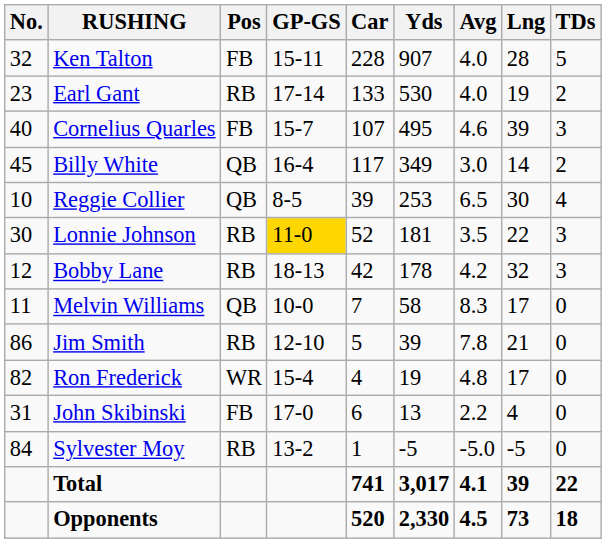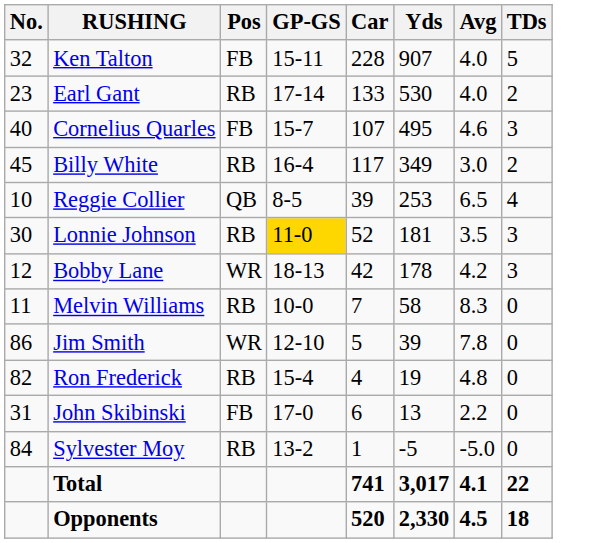- column: (526, 22)
(241, 164) QB -> (241, 164) RB
(241, 270) RB -> (244, 270) WR
(241, 306) QB -> (241, 306) RB
(241, 341) RB -> (244, 341) WR
(244, 377) WR -> (241, 377) RB
